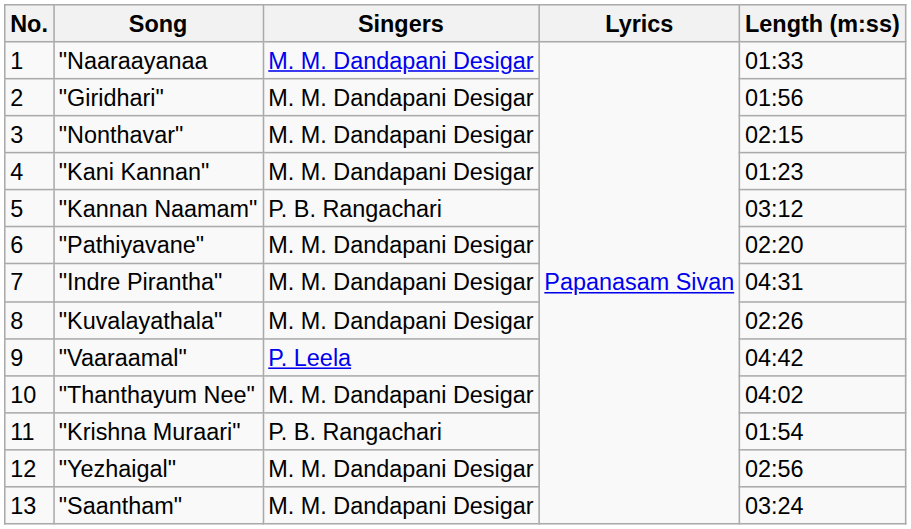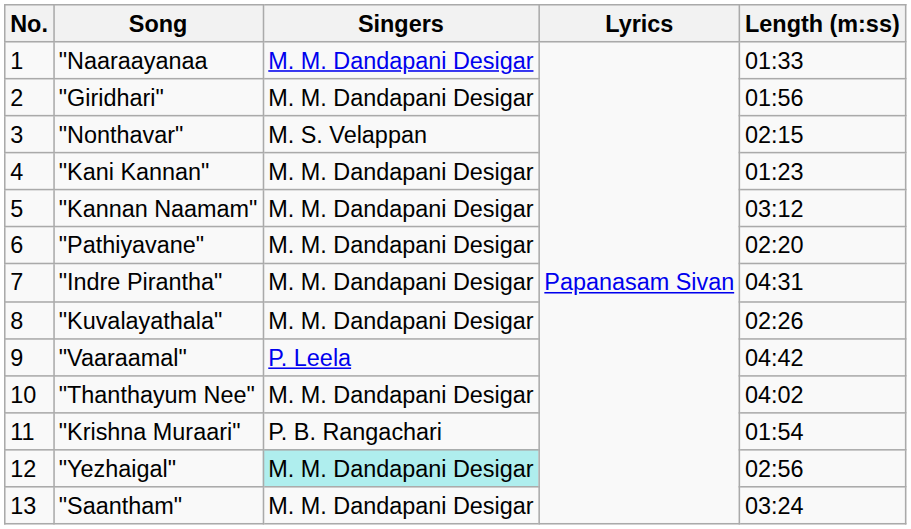(401, 135) M. M. Dandapani Desigar -> (348, 135) M. S. Velappan
(355, 209) P. B. Rangachari -> (401, 209) M. M. Dandapani Desigar
(401, 468) no background -> (401, 468) paleturquoise background
